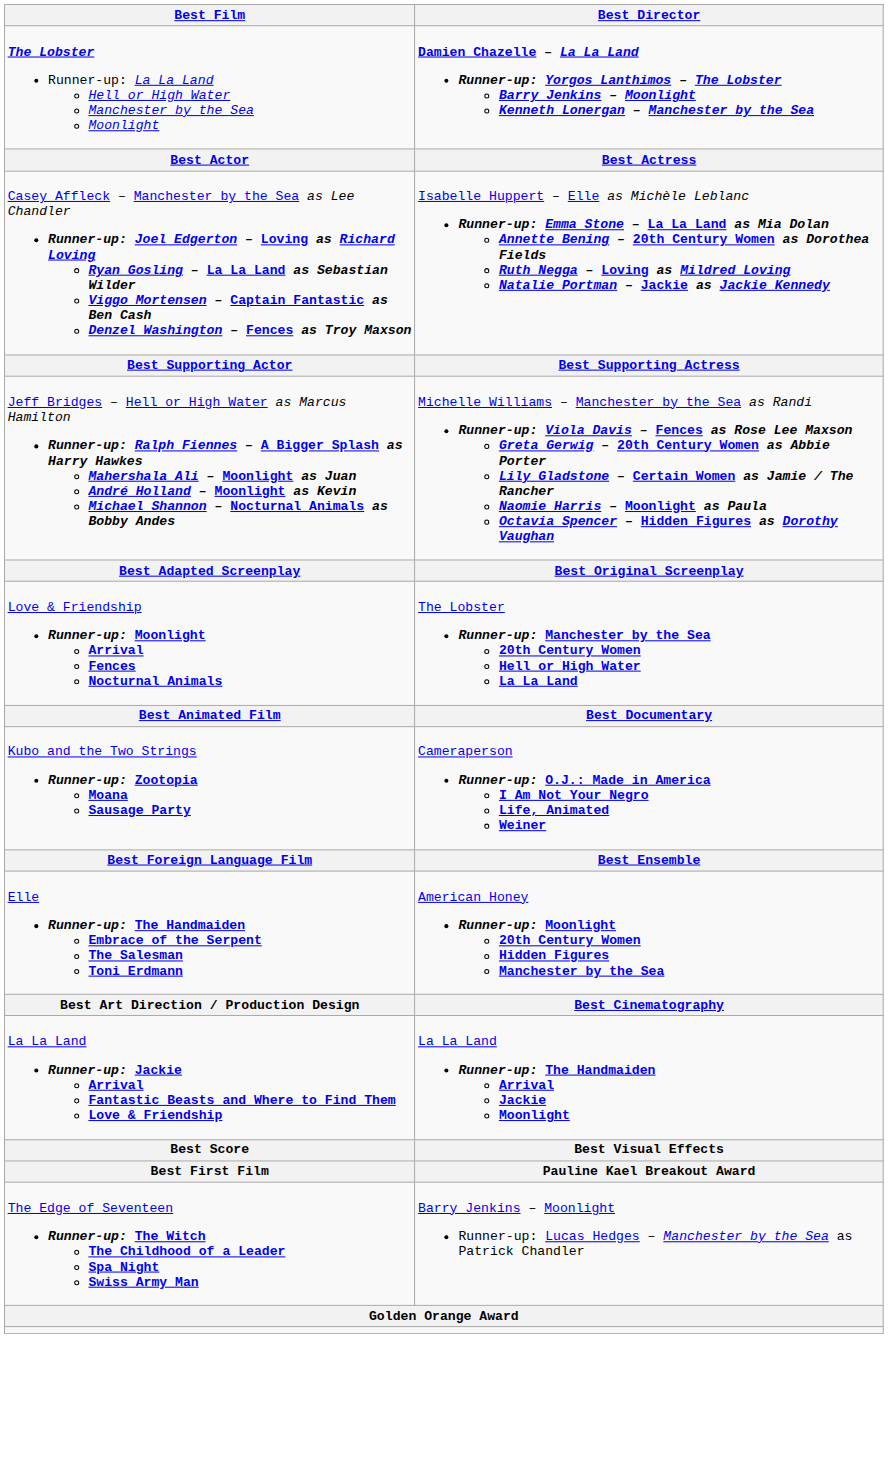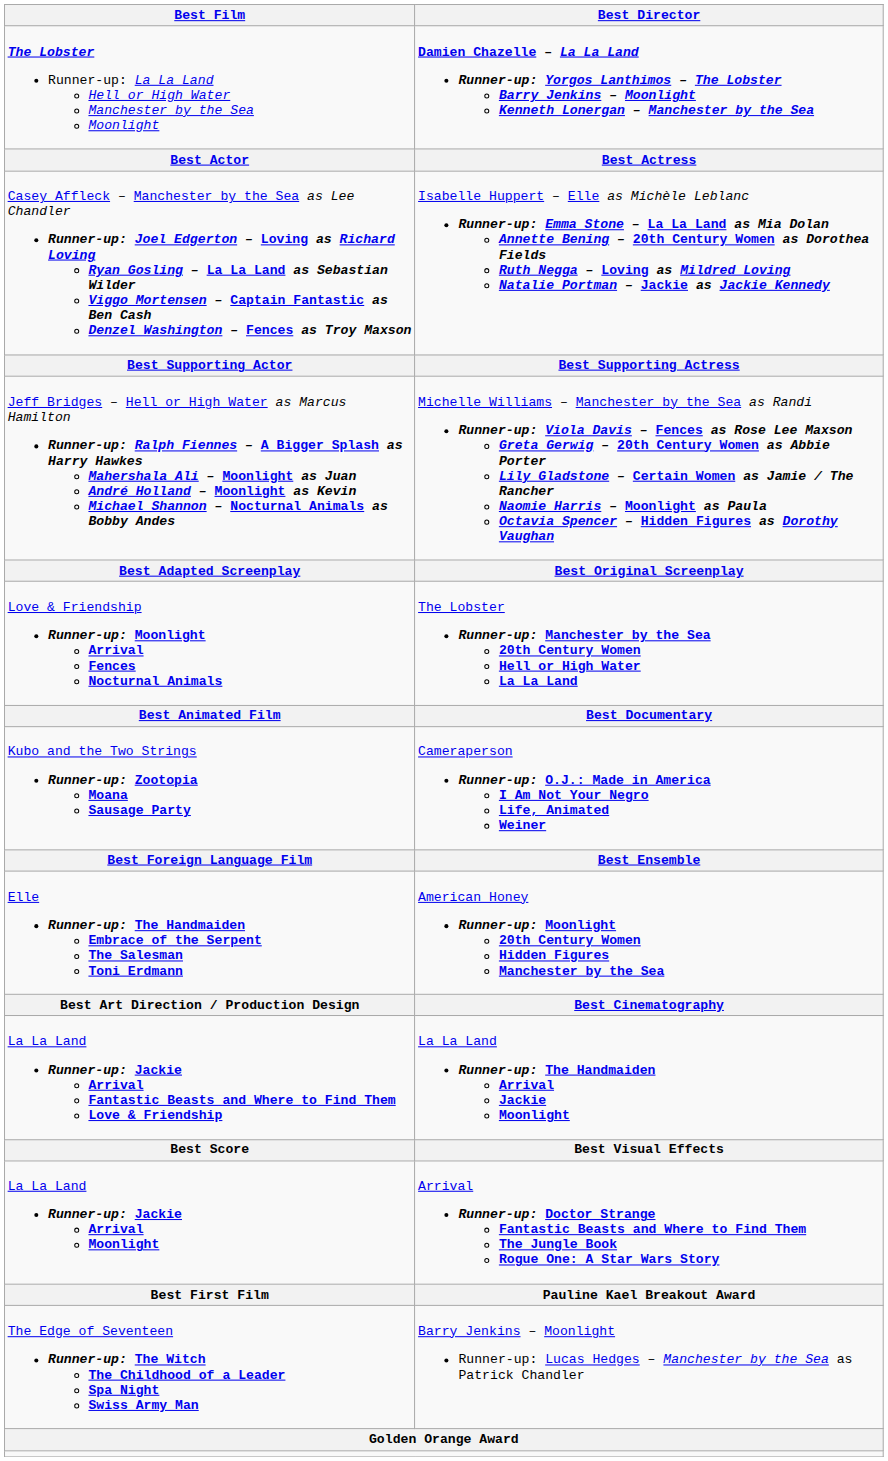+ row: (210, 1216)
